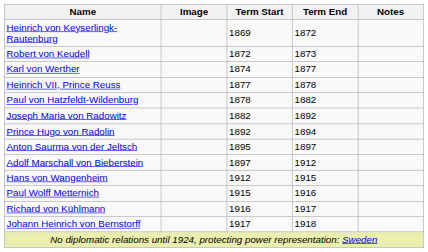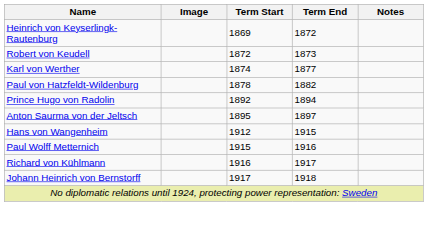- row: (64, 85)
- row: (67, 116)
- row: (75, 162)
